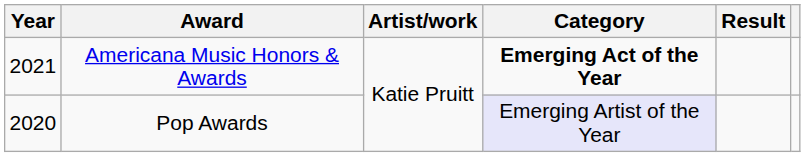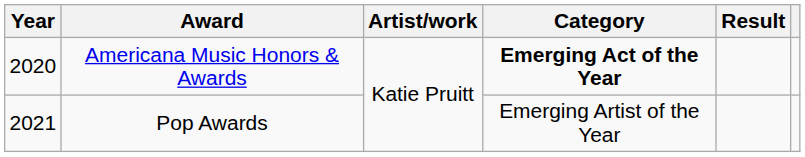(33, 66) 2021 -> (33, 66) 2020
(33, 122) 2020 -> (33, 122) 2021
(599, 122) lavender background -> (599, 122) no background
